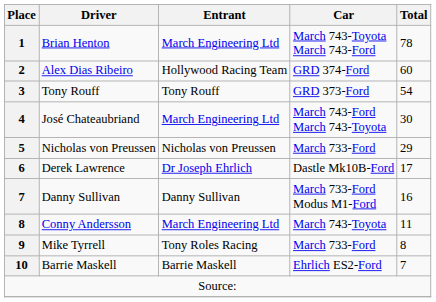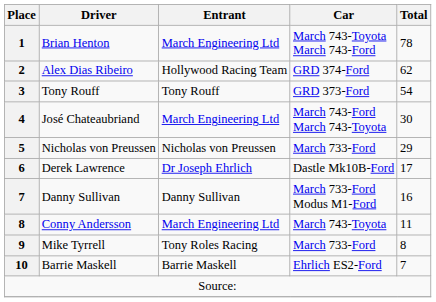(406, 71) 60 -> (406, 71) 62
